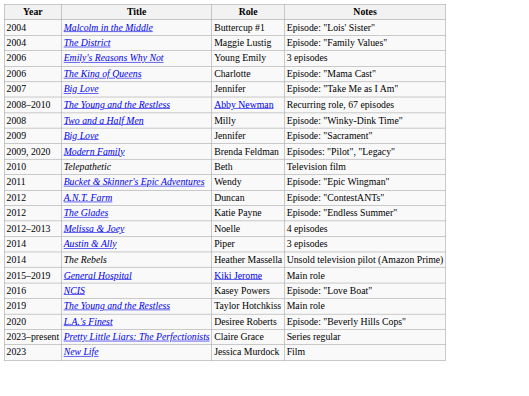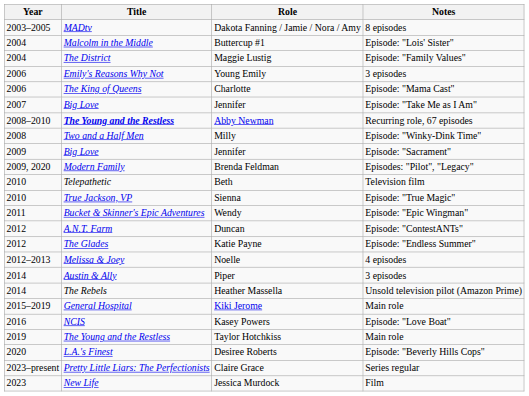+ row: (287, 27)
(117, 105) normal -> (119, 120) bold
+ row: (227, 197)
